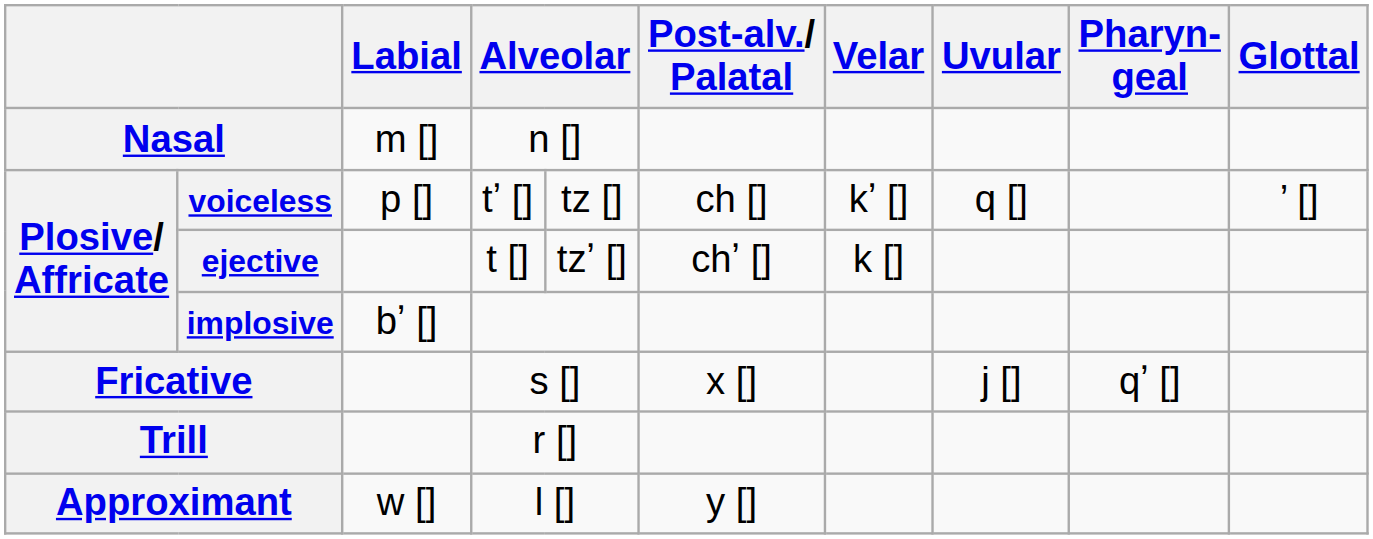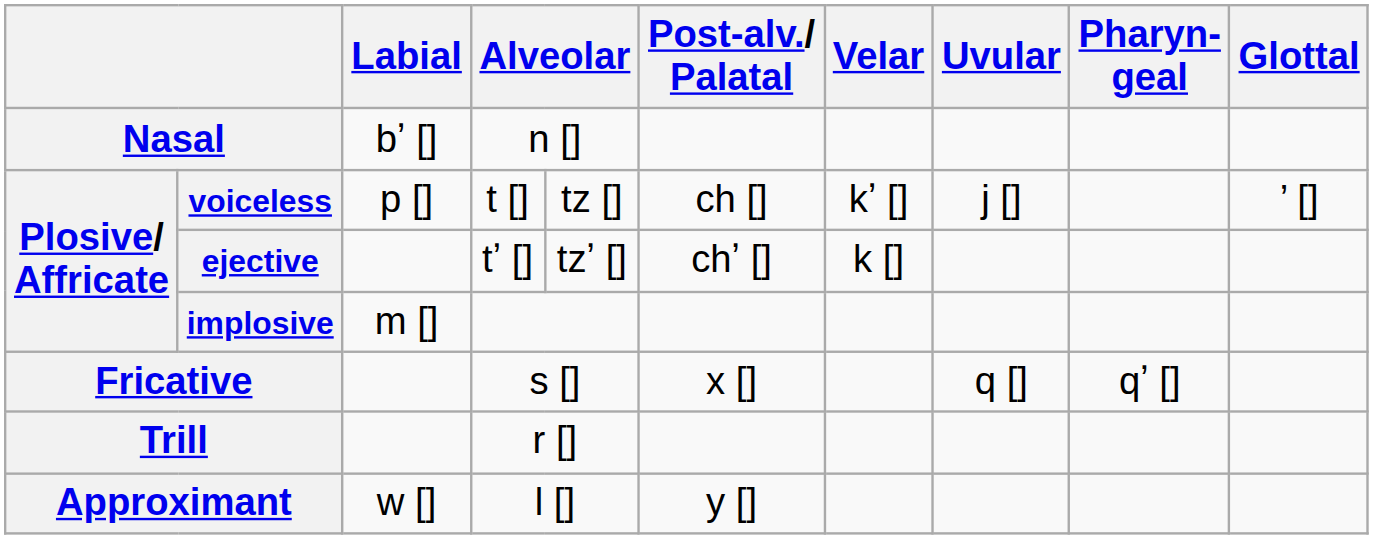(407, 138) m [] -> (407, 138) bʼ []
(508, 199) tʼ [] -> (508, 199) t []
(1001, 199) q [] -> (1001, 199) j []
(508, 259) t [] -> (508, 259) tʼ []
(407, 320) bʼ [] -> (407, 320) m []
(1001, 381) j [] -> (1001, 381) q []
